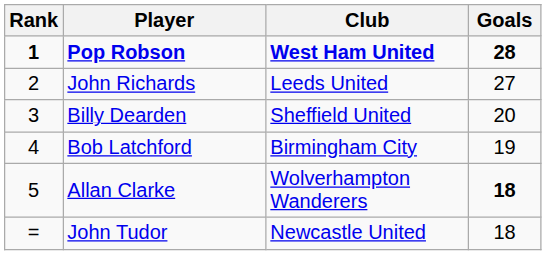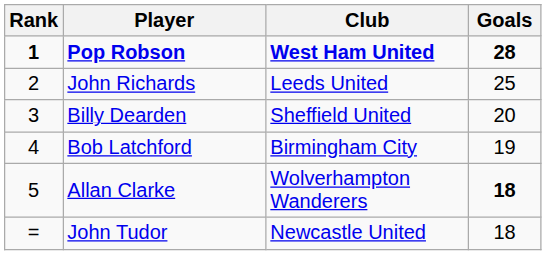(505, 83) 27 -> (505, 83) 25
